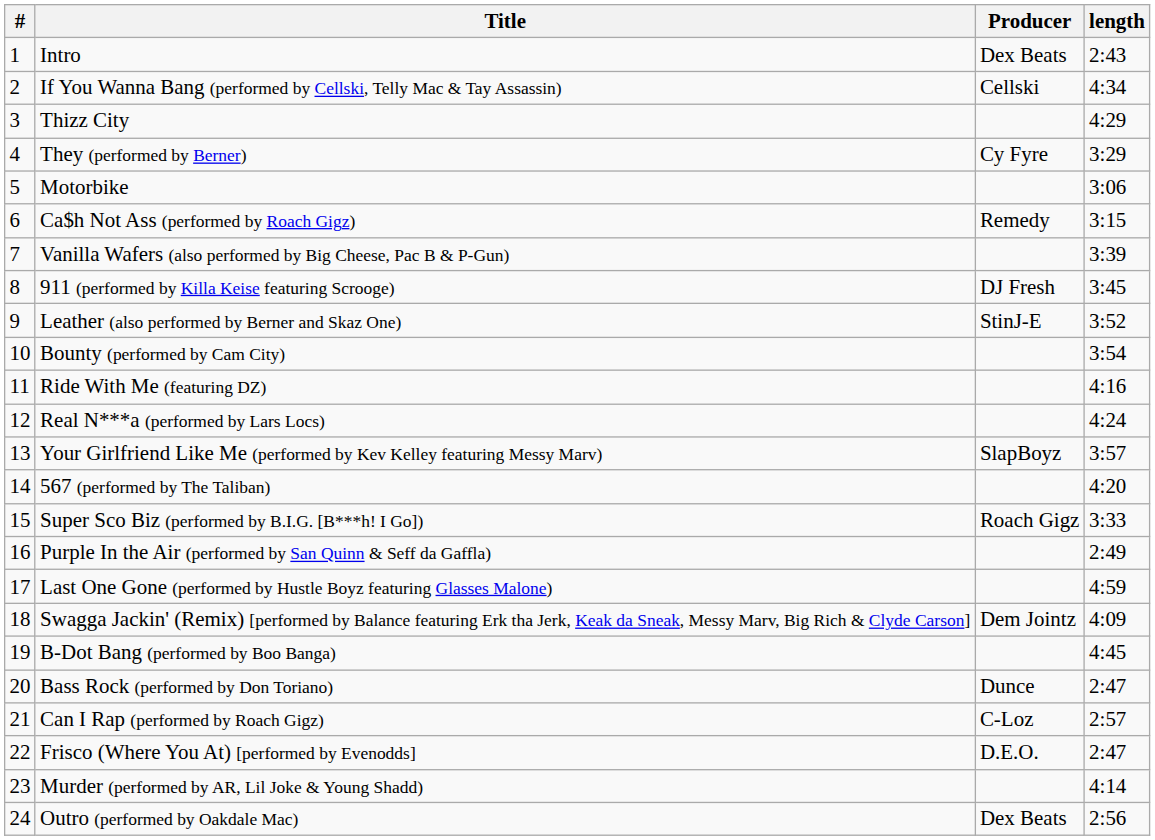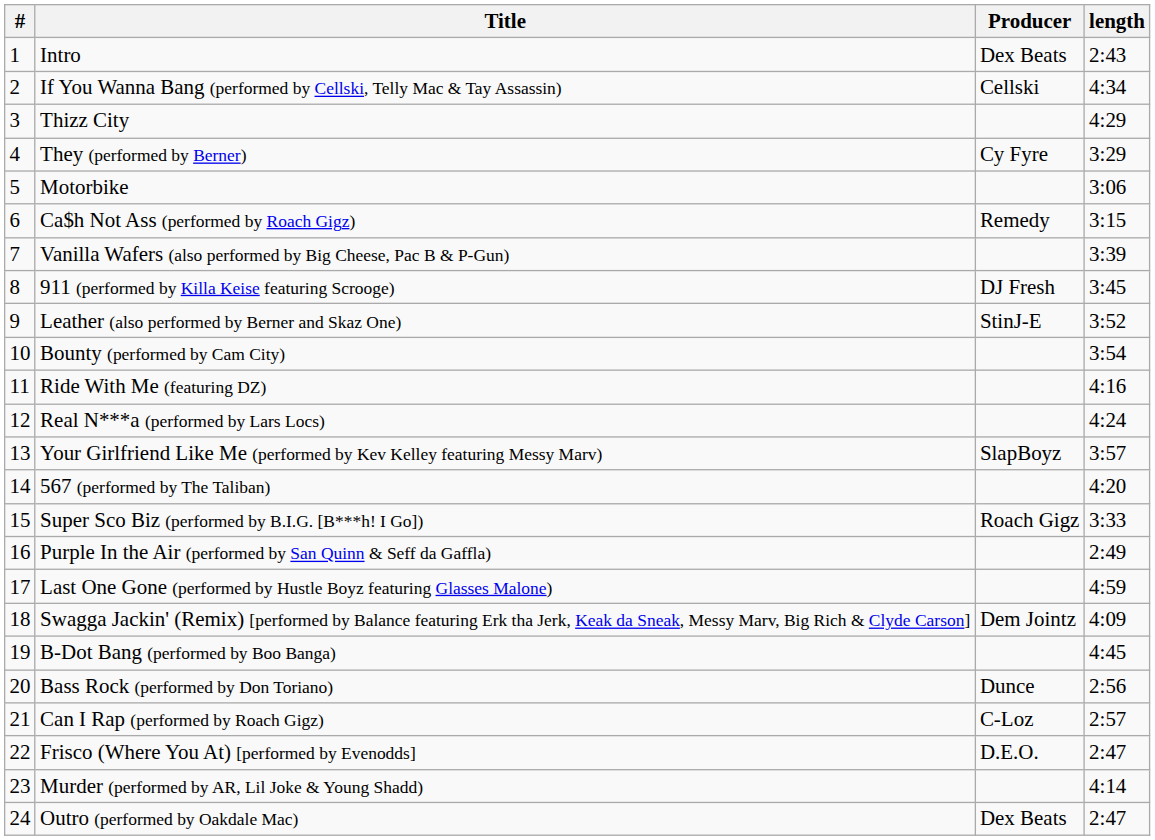(1108, 685) 2:47 -> (1108, 685) 2:56
(1108, 818) 2:56 -> (1108, 818) 2:47
